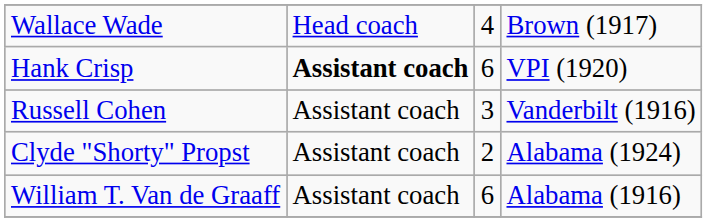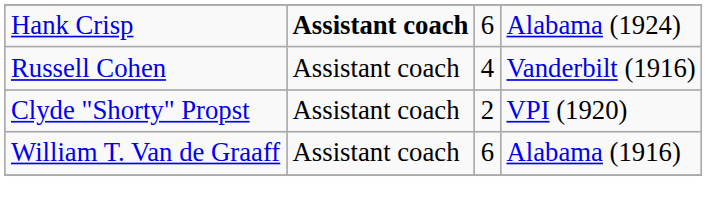- row: (87, 25)
(567, 68) VPI (1920) -> (594, 25) Alabama (1924)
(487, 110) 3 -> (487, 68) 4
(594, 152) Alabama (1924) -> (567, 110) VPI (1920)
